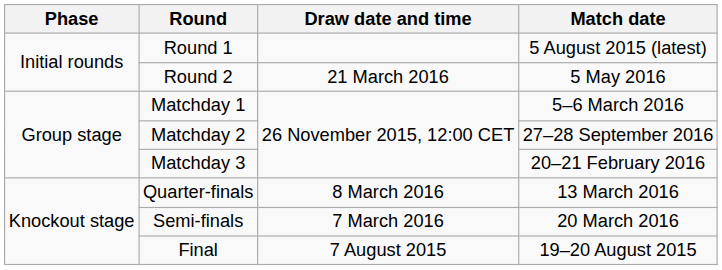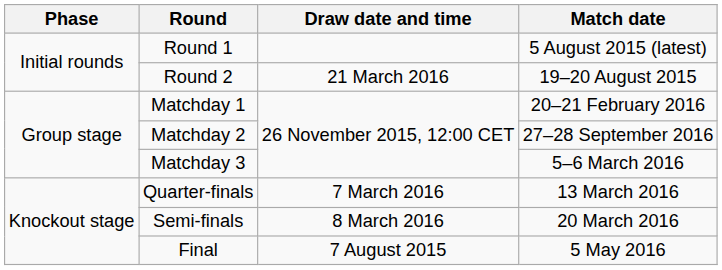(618, 76) 5 May 2016 -> (618, 76) 19–20 August 2015
(618, 105) 5–6 March 2016 -> (618, 105) 20–21 February 2016
(618, 163) 20–21 February 2016 -> (618, 163) 5–6 March 2016
(388, 192) 8 March 2016 -> (388, 192) 7 March 2016
(388, 221) 7 March 2016 -> (388, 221) 8 March 2016
(618, 250) 19–20 August 2015 -> (618, 250) 5 May 2016
